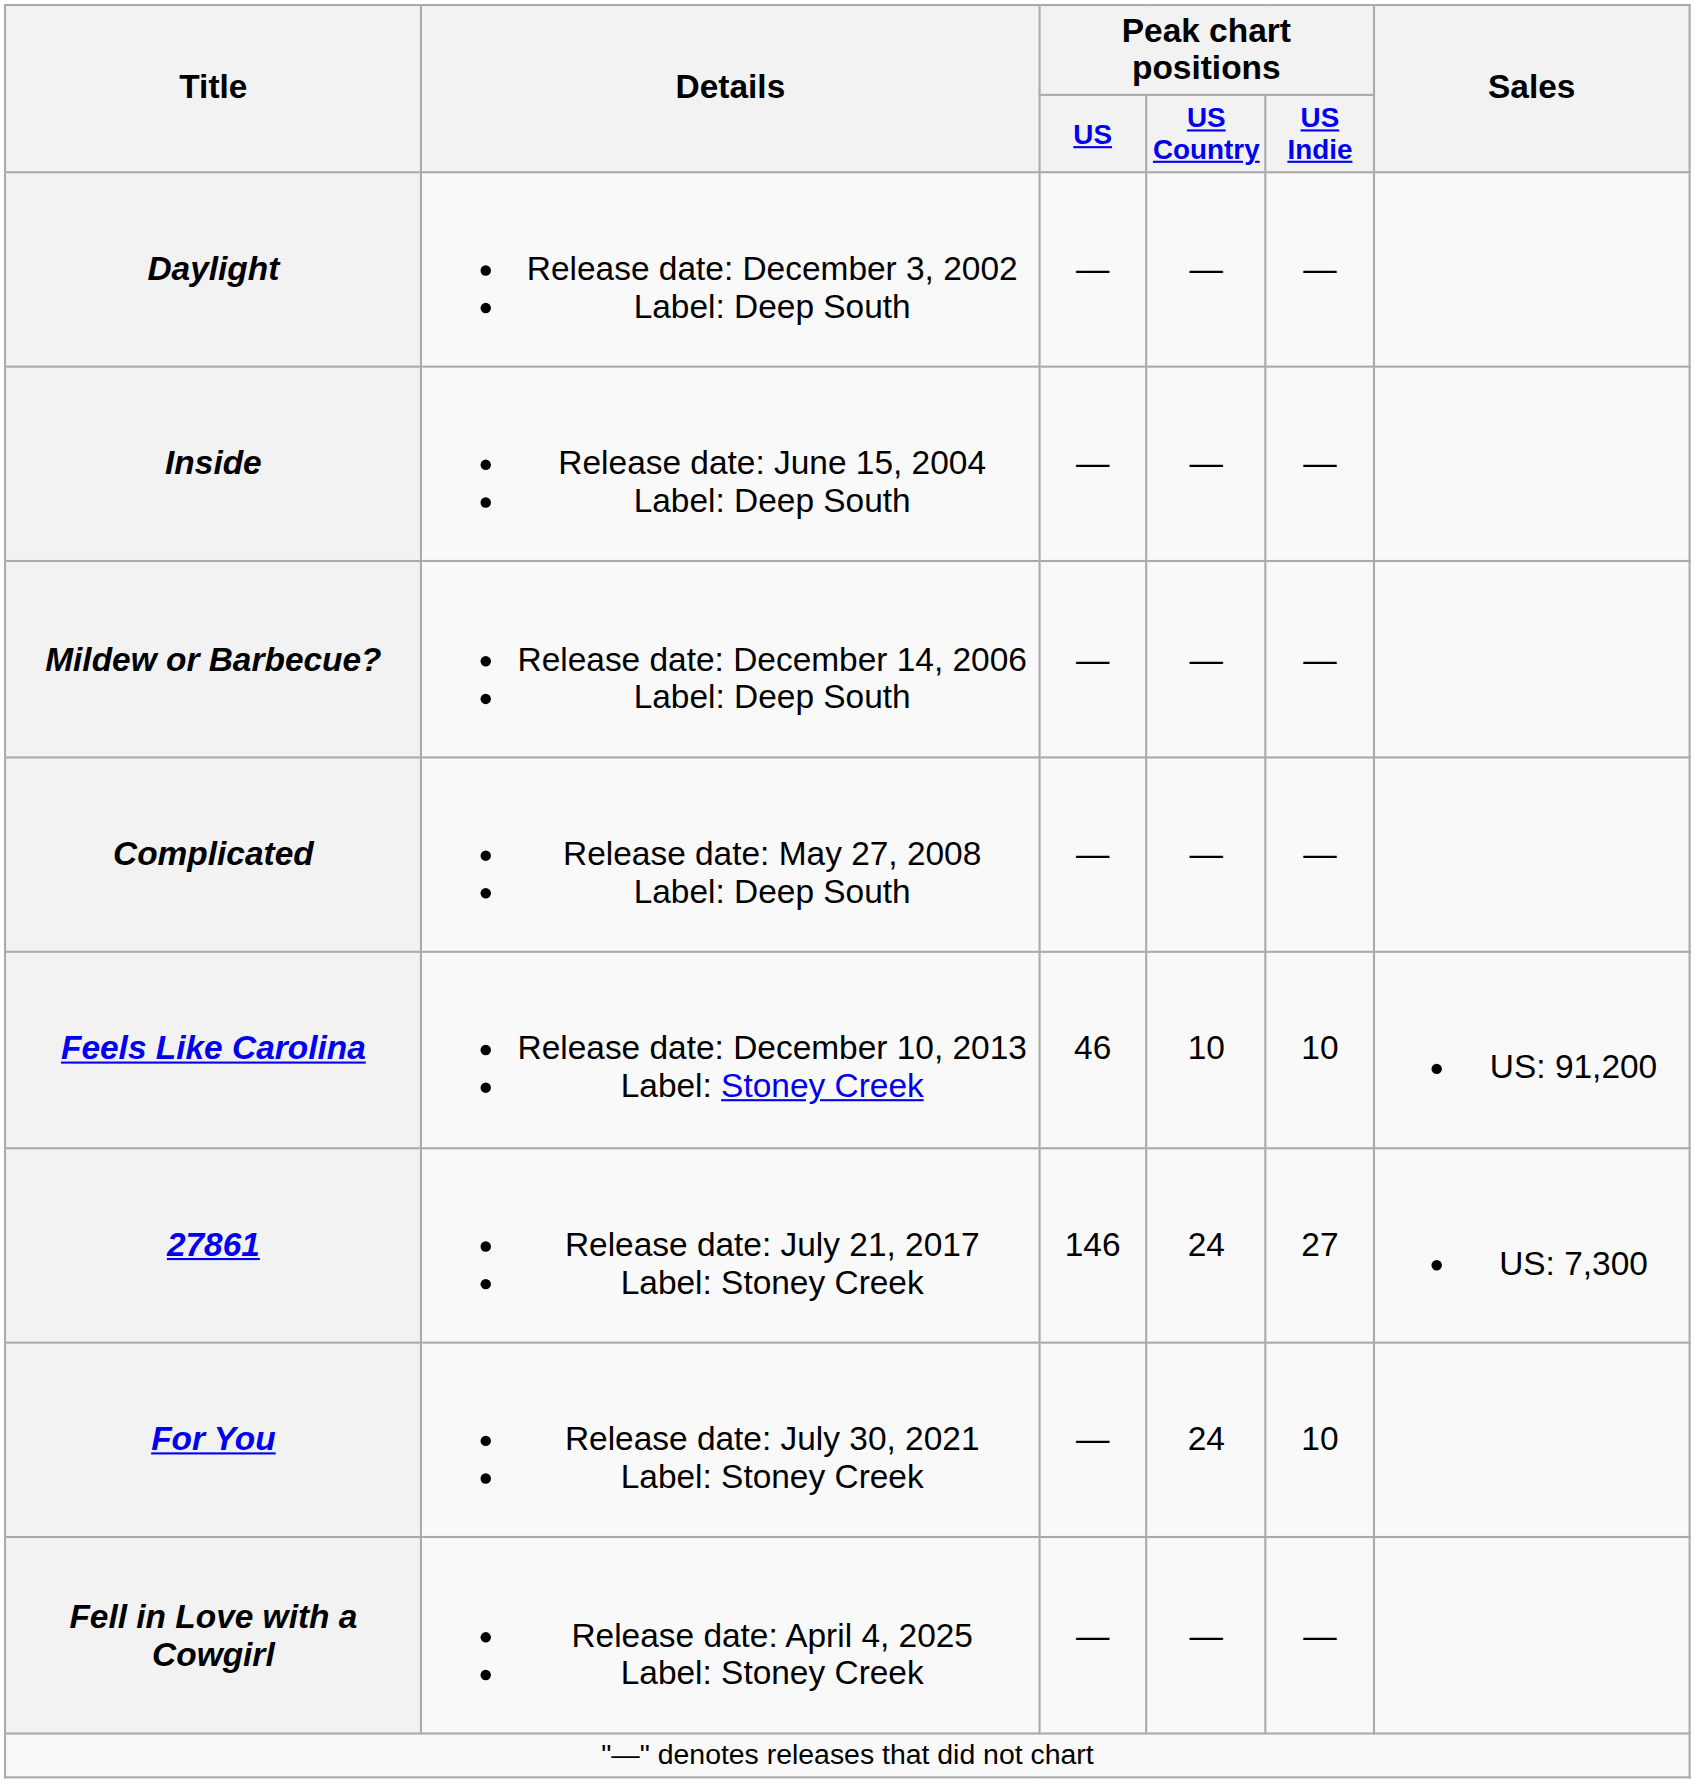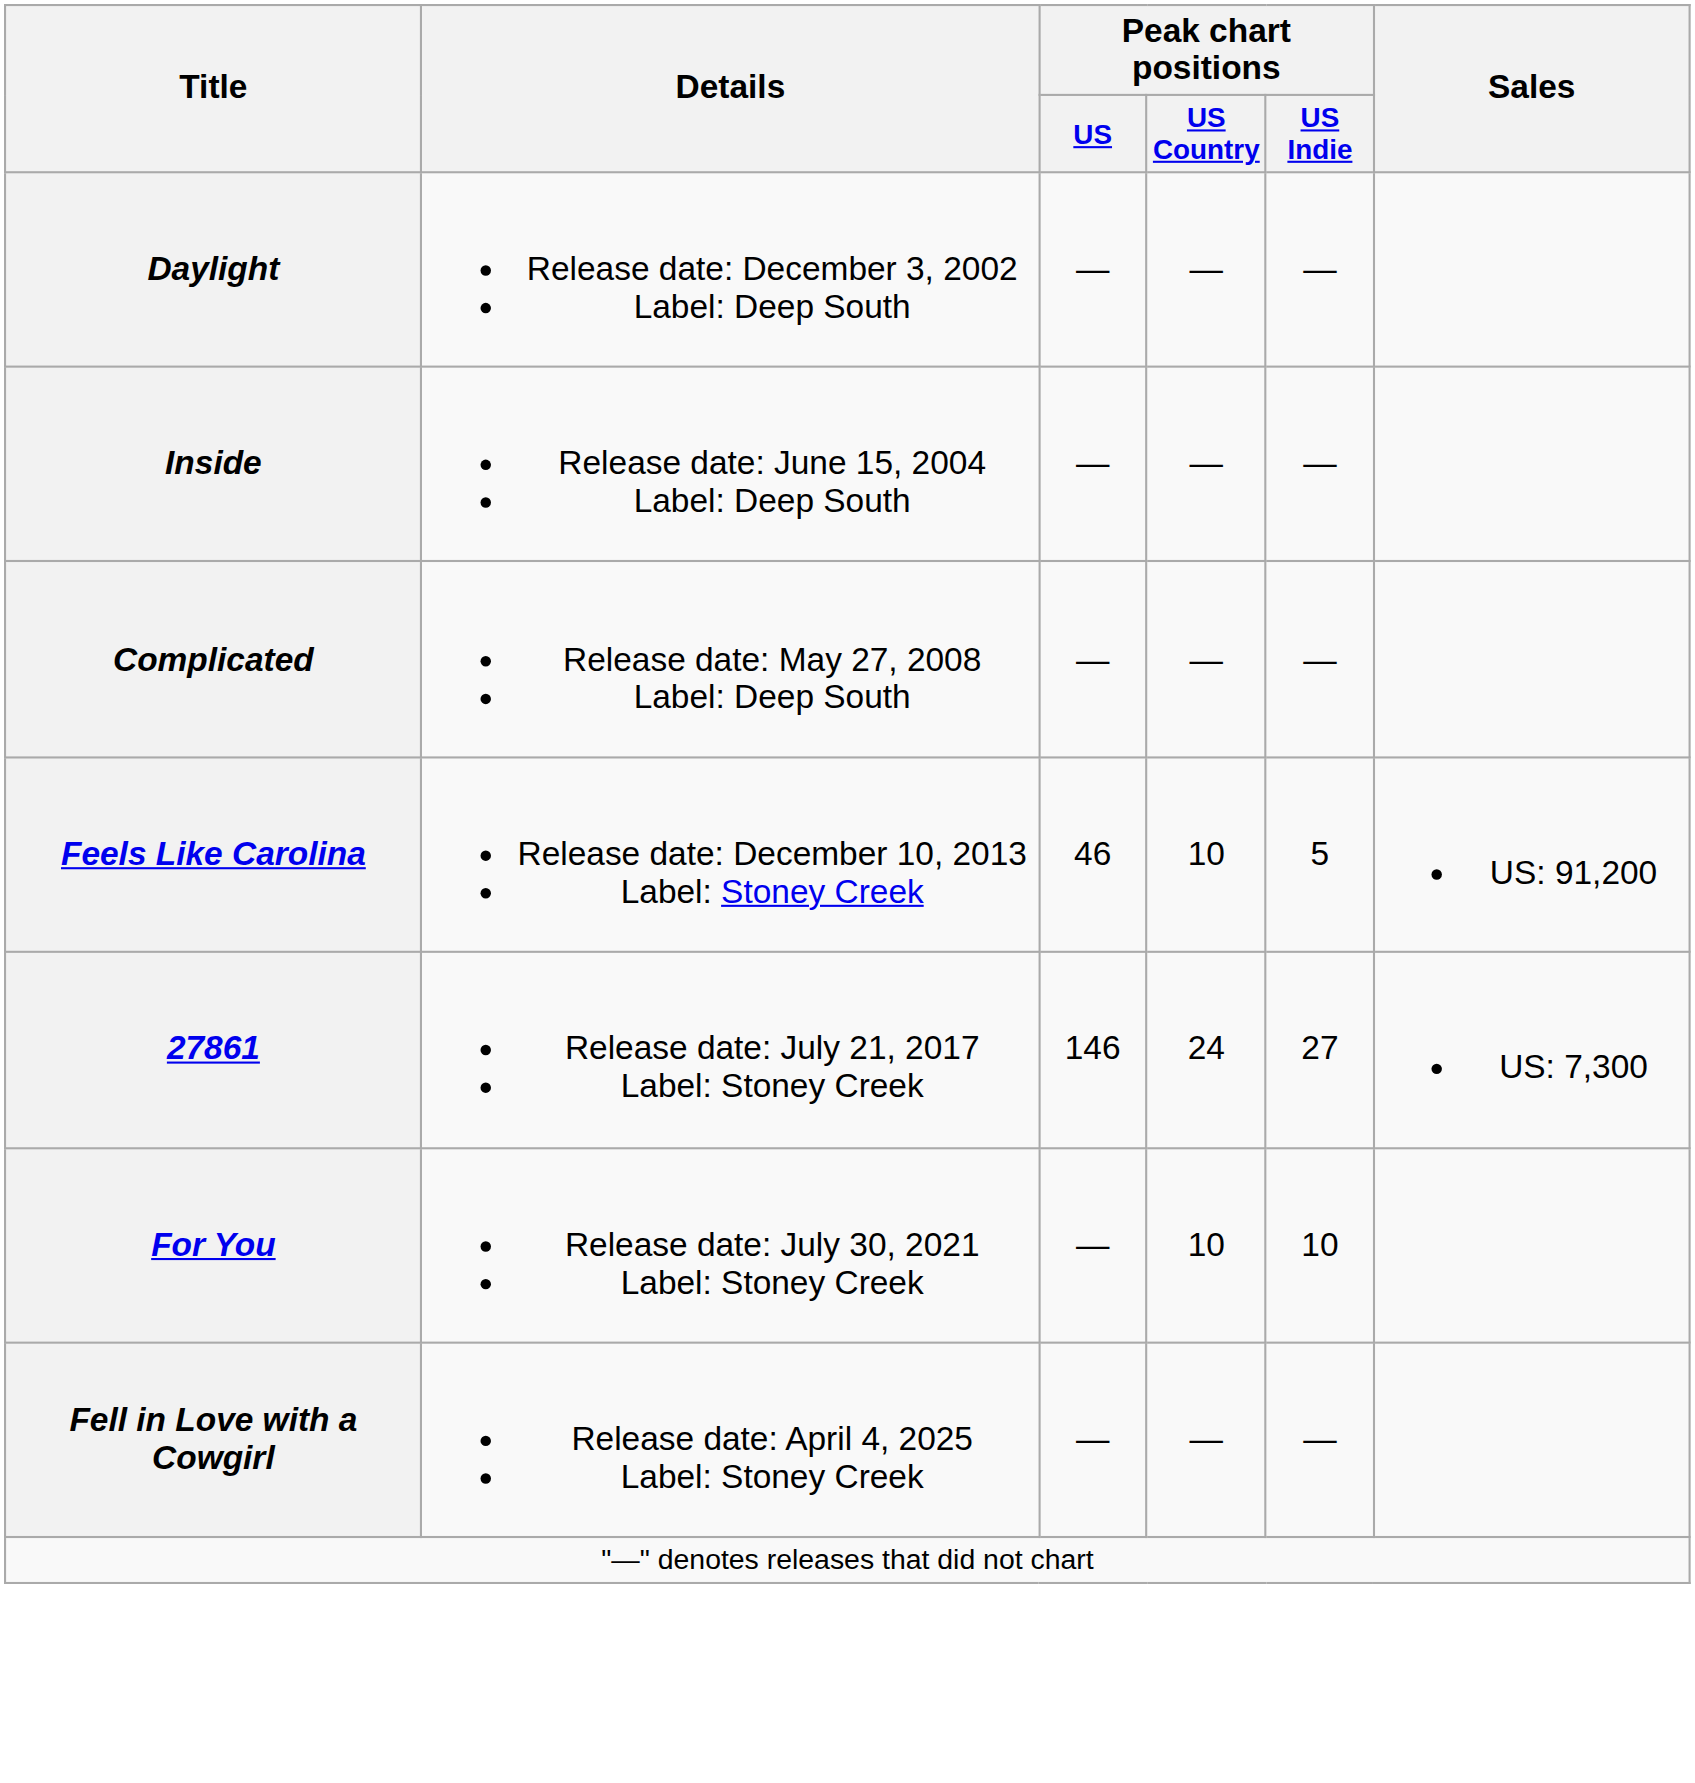- row: (213, 658)
(1320, 1049) 10 -> (1320, 854) 5
(1206, 1439) 24 -> (1206, 1244) 10
